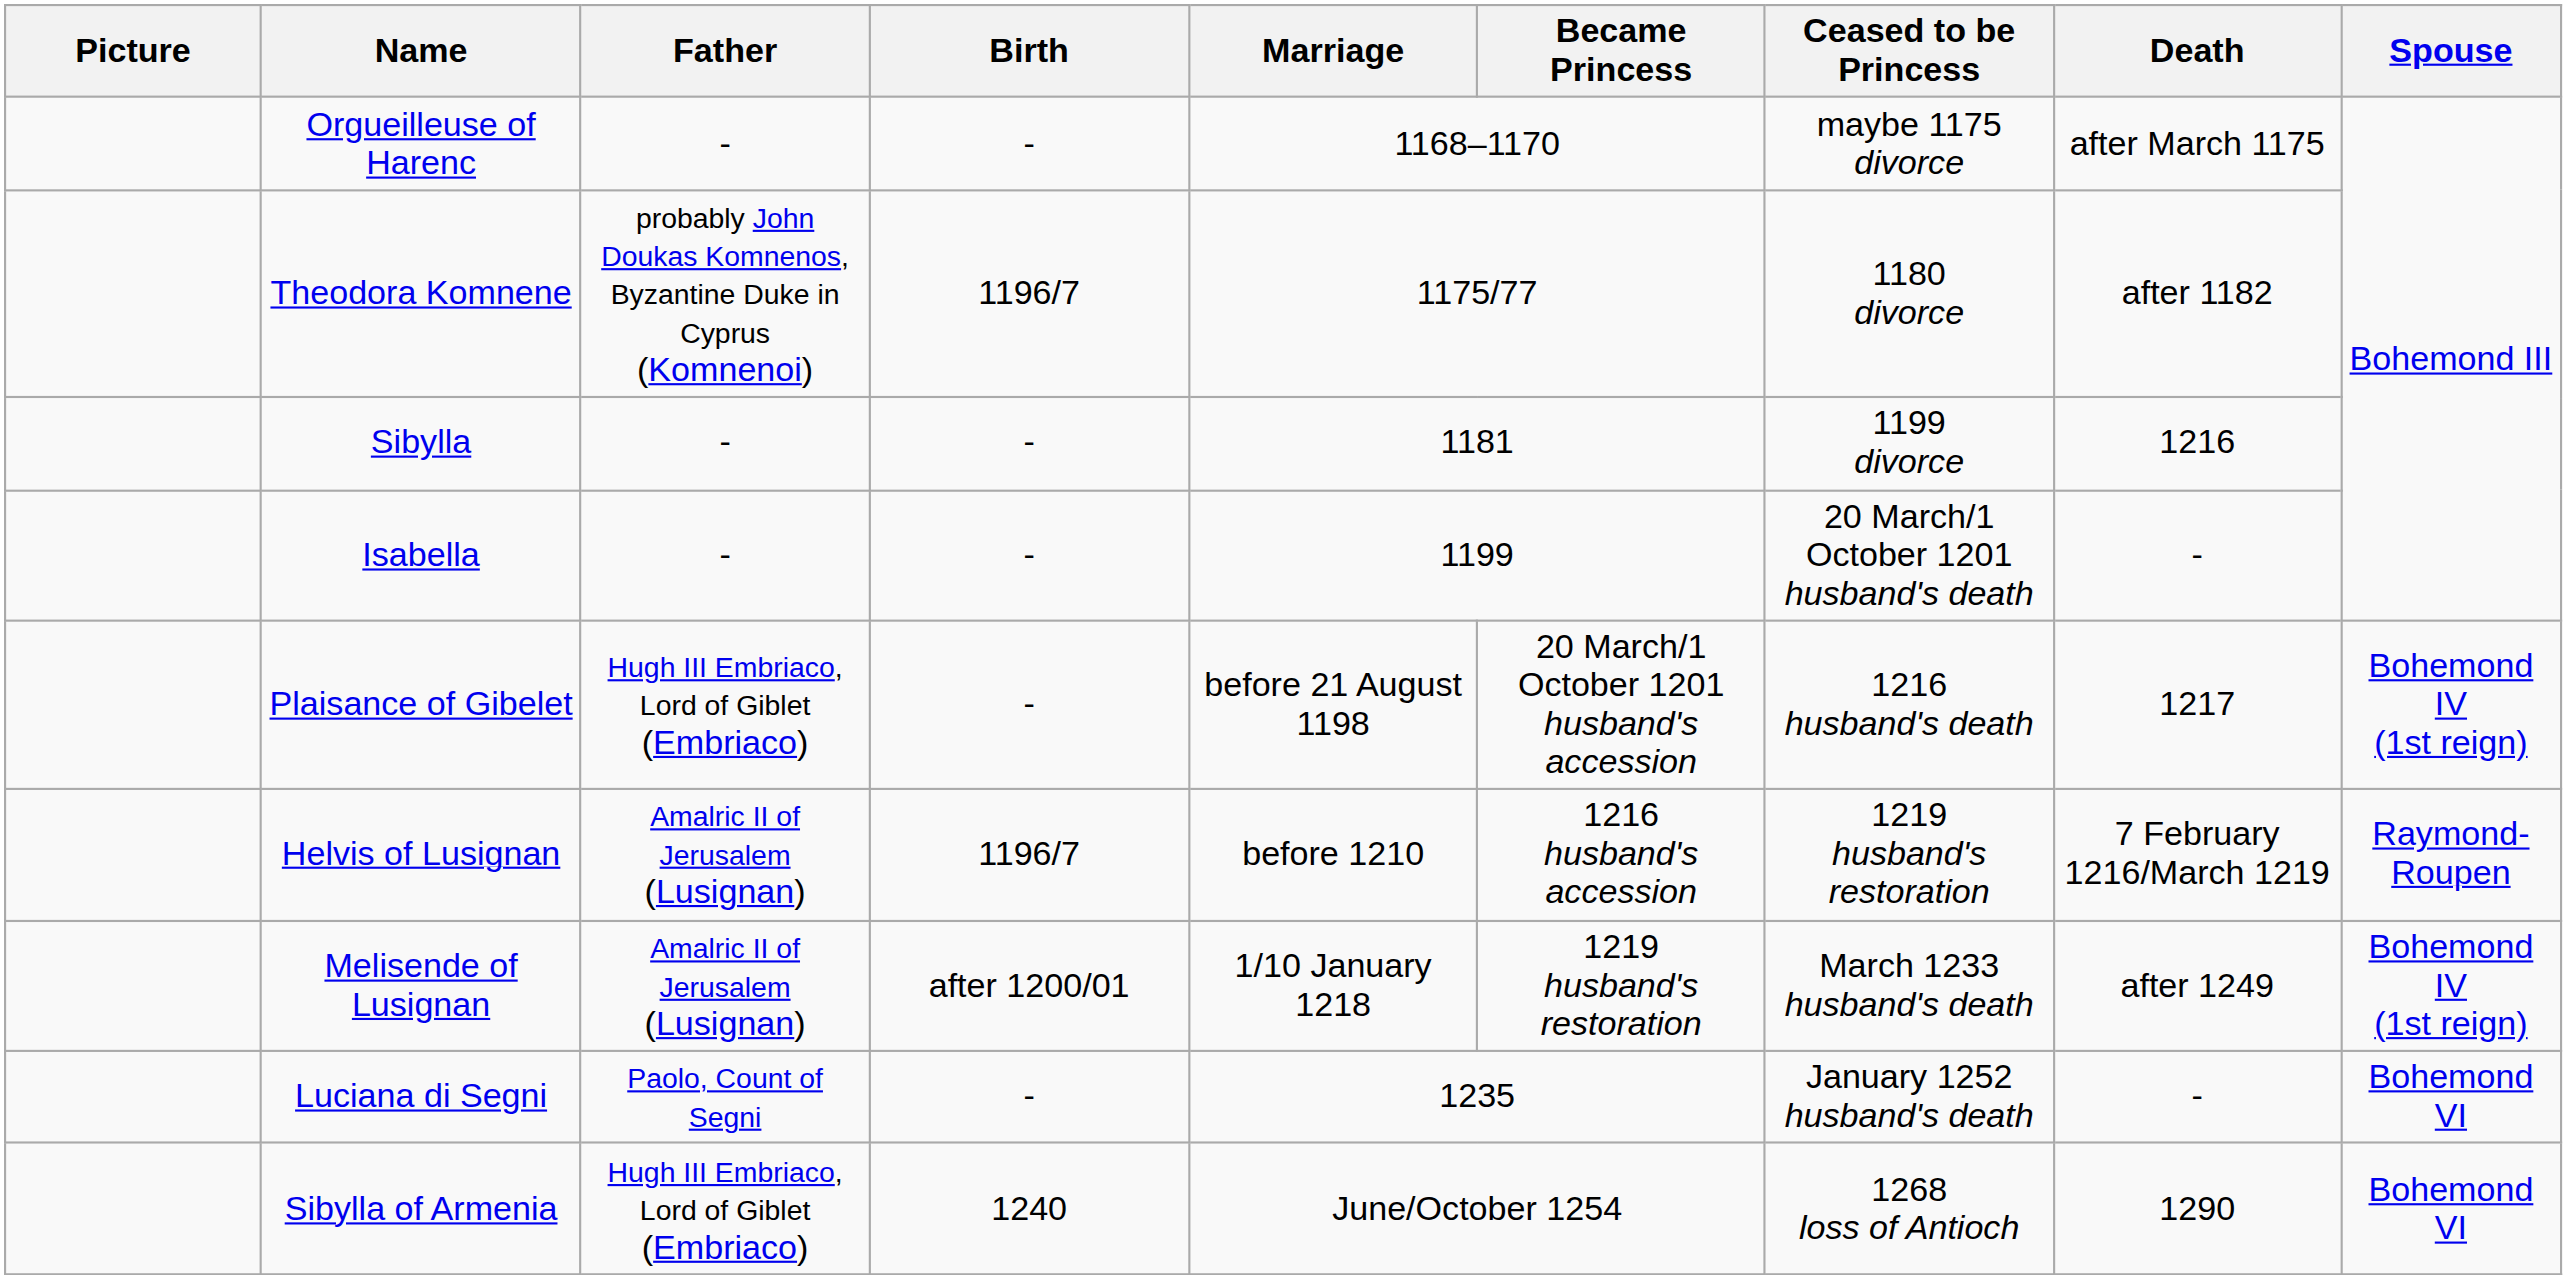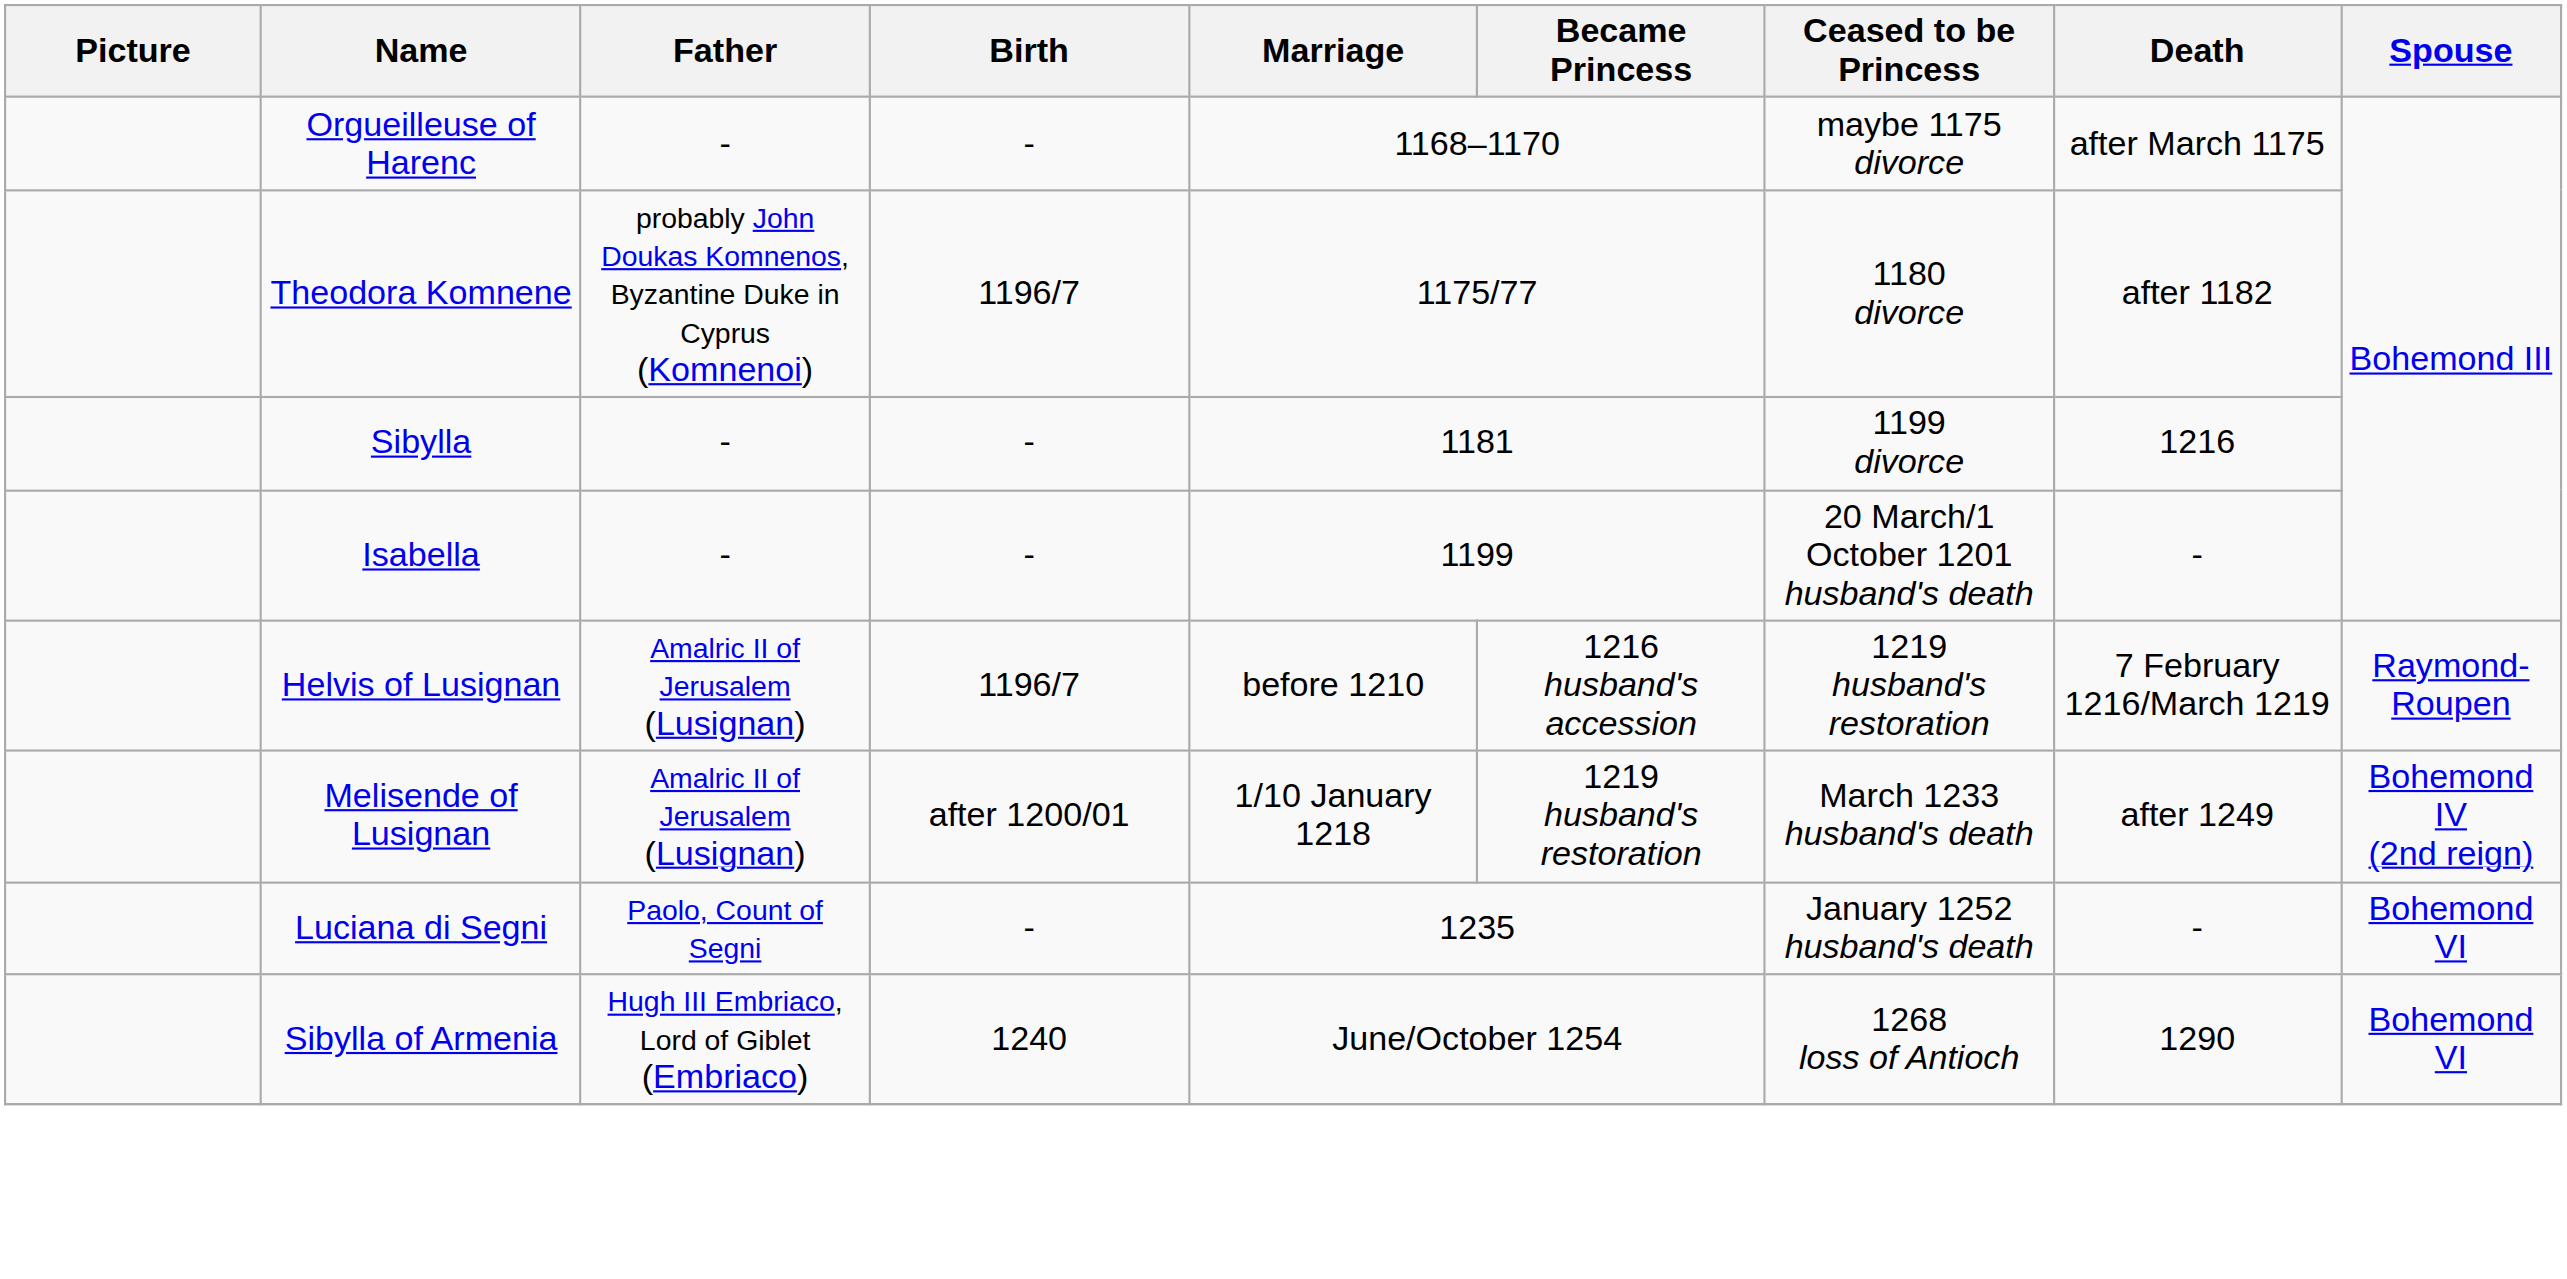- row: (421, 704)
(2451, 984) Bohemond IV (1st reign) -> (2451, 815) Bohemond IV (2nd reign)
